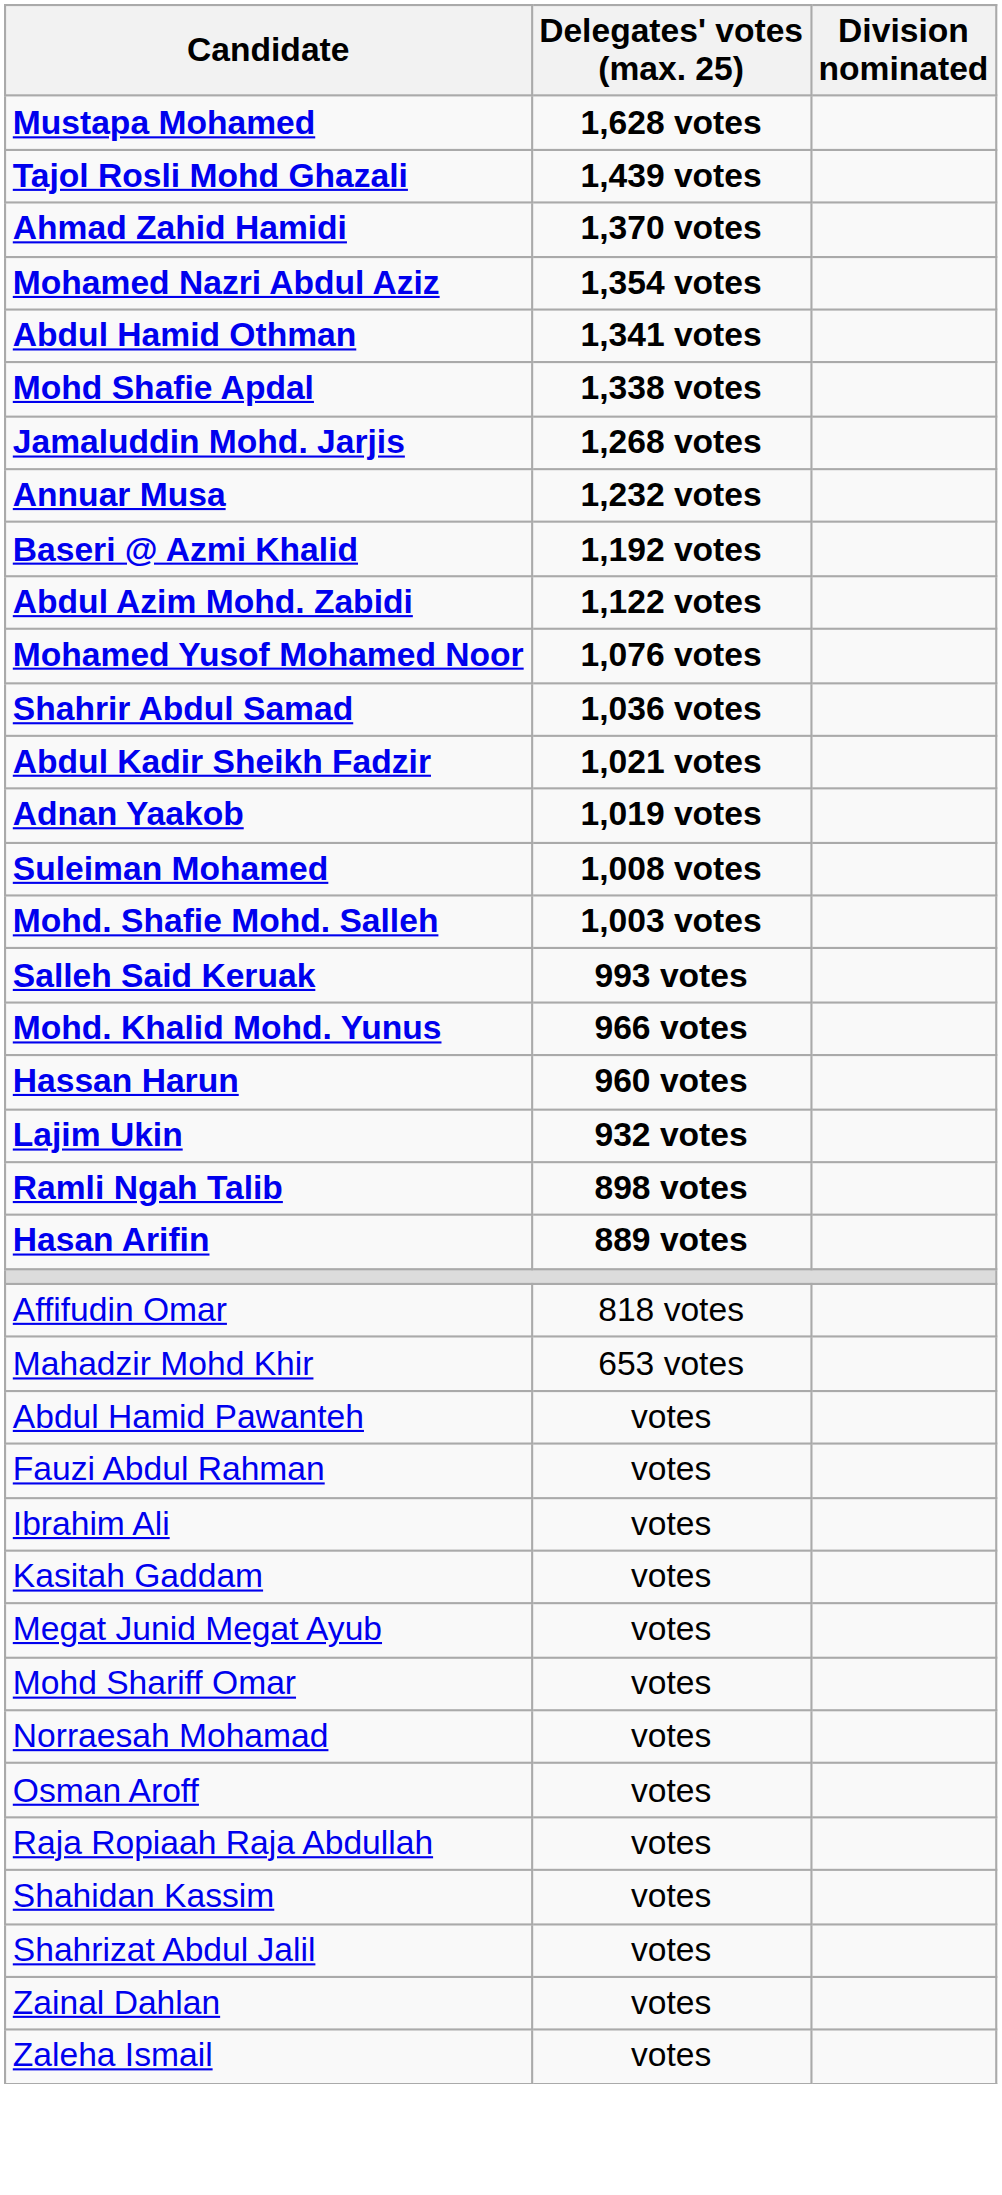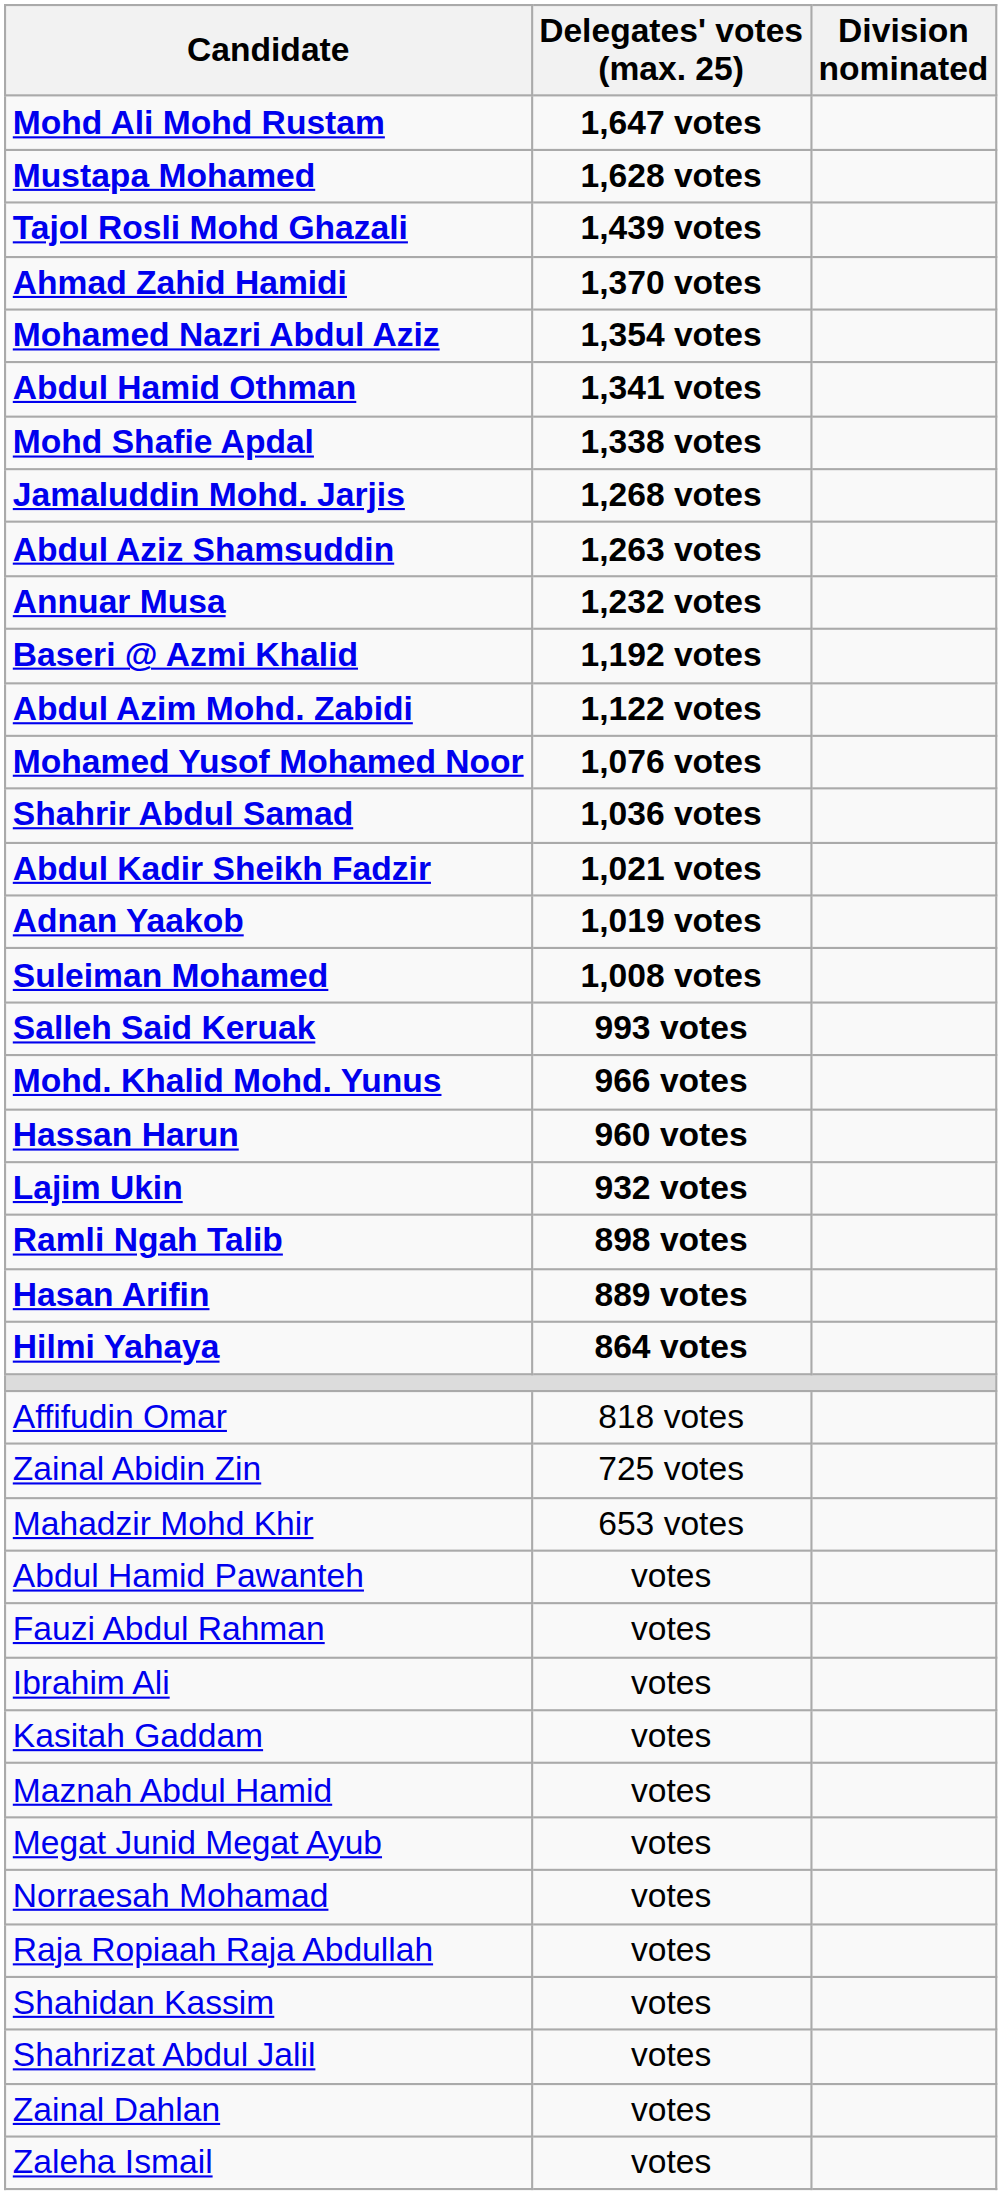+ row: (199, 122)
+ row: (203, 548)
- row: (226, 921)
+ row: (116, 1347)
+ row: (137, 1469)
+ row: (172, 1789)
- row: (154, 1683)
- row: (106, 1789)
